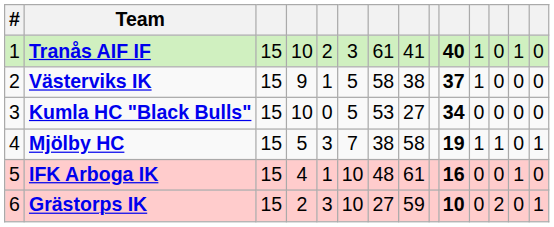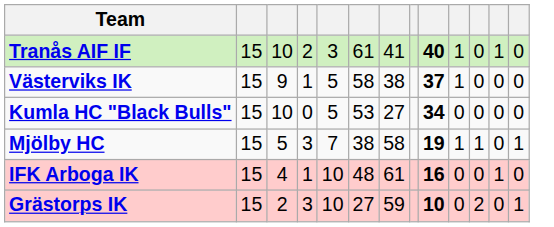- column: (15, 19)
